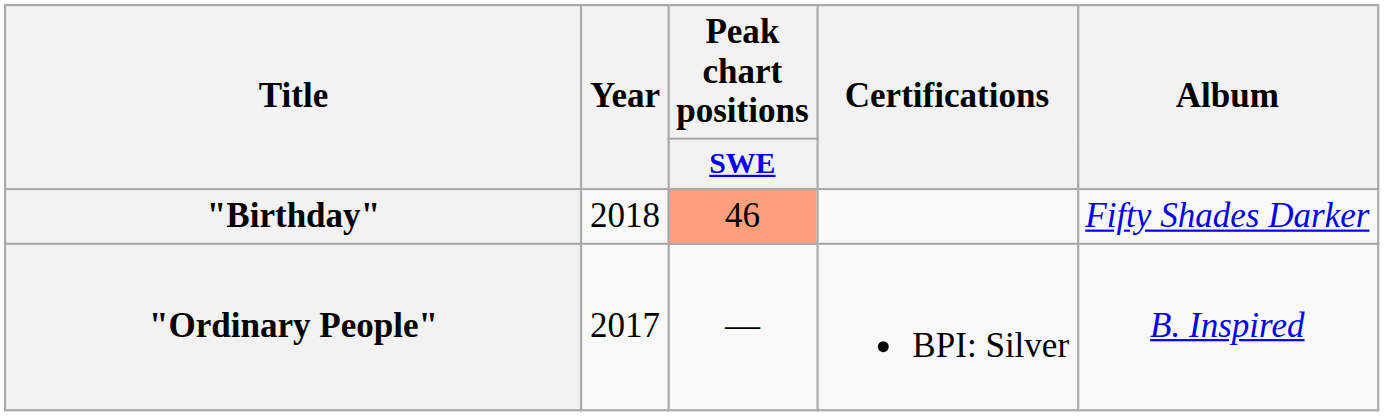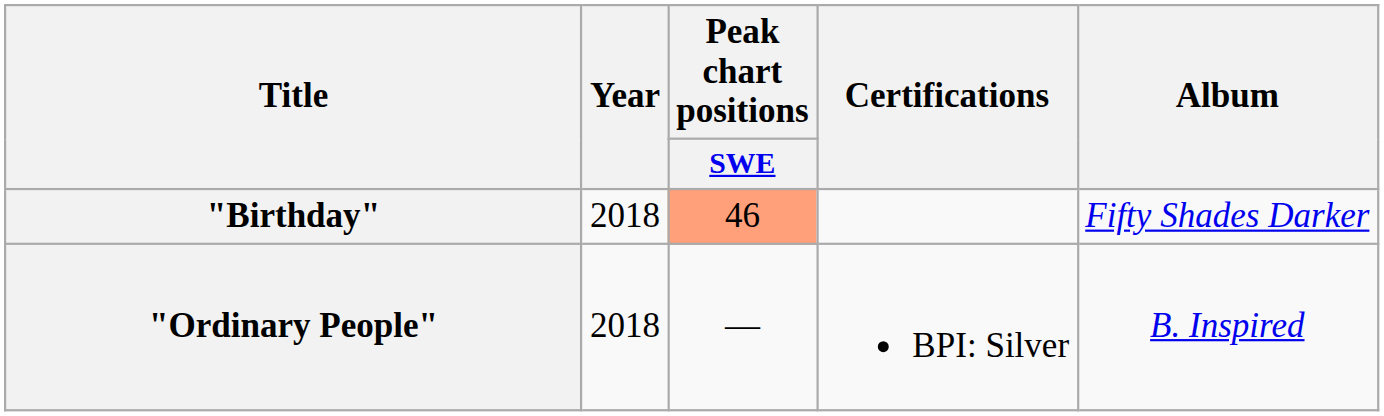(625, 326) 2017 -> (625, 326) 2018
